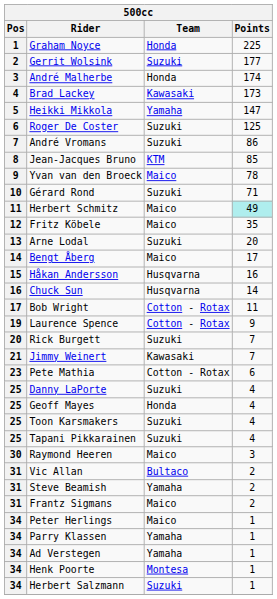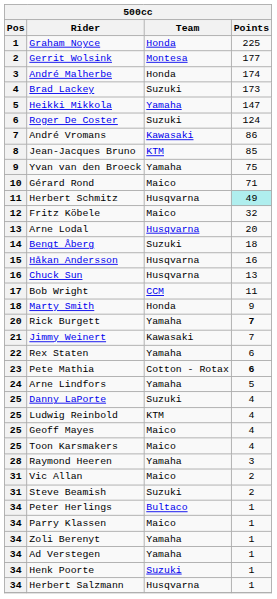(164, 62) Suzuki -> (167, 59) Montesa
(170, 95) Kawasaki -> (164, 90) Suzuki
(252, 127) 125 -> (251, 121) 124
(164, 144) Suzuki -> (170, 136) Kawasaki
(162, 176) Maico -> (164, 167) Yamaha
(252, 176) 78 -> (251, 167) 75
(164, 193) Suzuki -> (161, 183) Maico
(162, 209) Maico -> (173, 198) Husqvarna
(252, 226) 35 -> (251, 214) 32
(164, 242) Suzuki -> (173, 229) Husqvarna
(162, 258) Maico -> (164, 245) Suzuki
(252, 258) 17 -> (251, 245) 18
(252, 291) 14 -> (251, 276) 13
(188, 308) Cotton - Rotax -> (155, 291) CCM
+ row: (62, 307)
- row: (74, 324)
(164, 340) Suzuki -> (164, 322) Yamaha
(252, 340) normal -> (251, 322) bold
+ row: (59, 353)
(252, 373) normal -> (251, 369) bold
+ row: (68, 384)
+ row: (74, 415)
(162, 406) Honda -> (161, 431) Maico
(164, 422) Suzuki -> (161, 446) Maico
- row: (83, 439)
(16, 455) 30 -> (16, 461) 28
(162, 455) Maico -> (164, 461) Yamaha
(167, 471) Bultaco -> (161, 477) Maico
(164, 488) Yamaha -> (164, 492) Suzuki
- row: (71, 504)
(162, 521) Maico -> (167, 508) Bultaco
(164, 537) Yamaha -> (161, 523) Maico
+ row: (65, 539)
(167, 570) Montesa -> (164, 570) Suzuki
(164, 586) Suzuki -> (173, 585) Husqvarna
